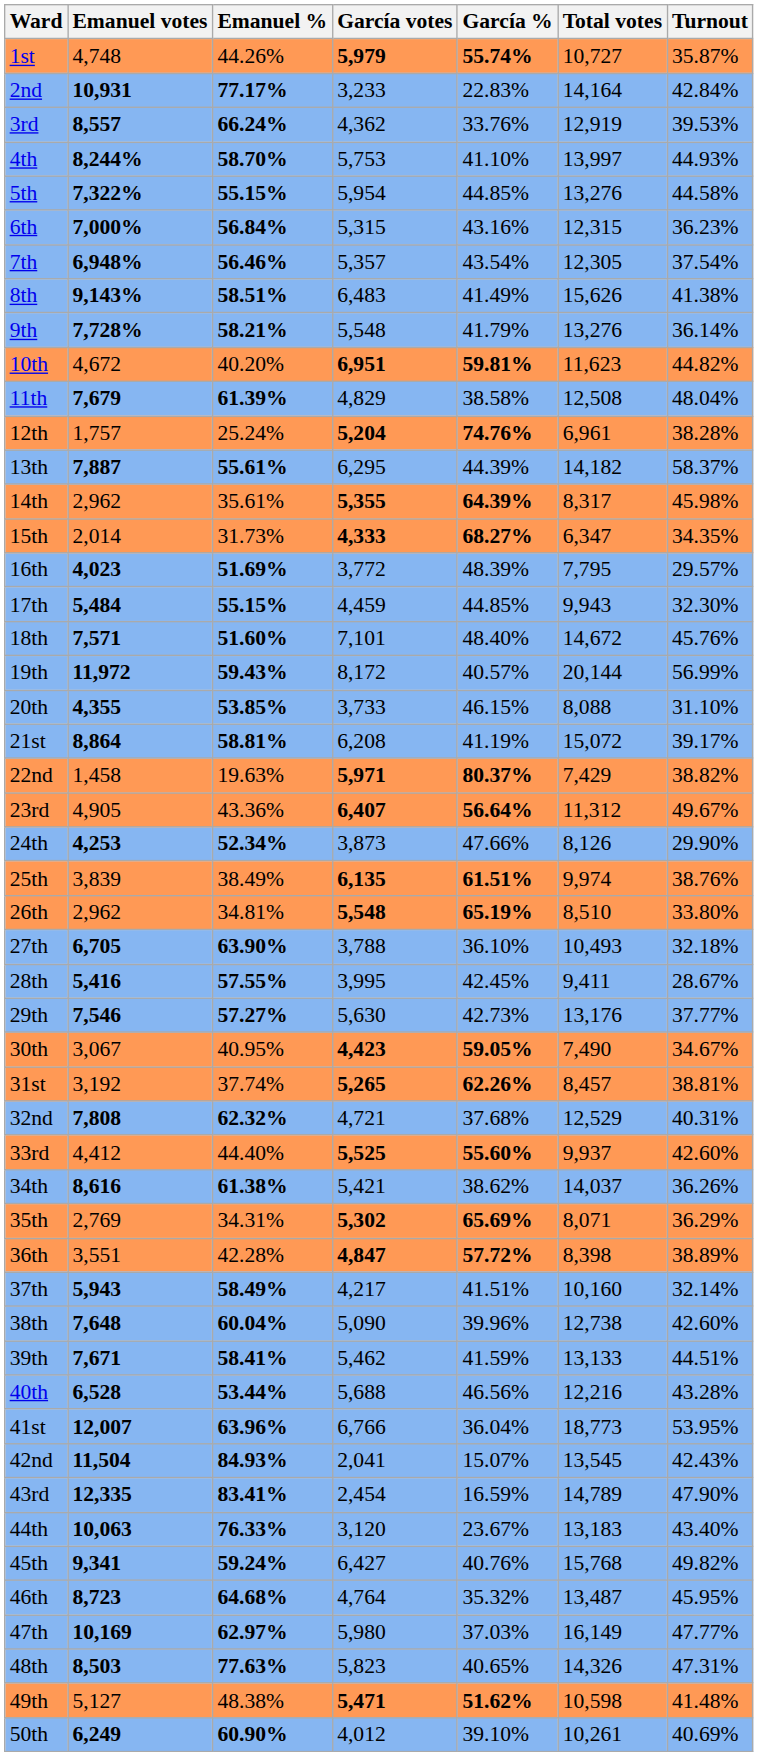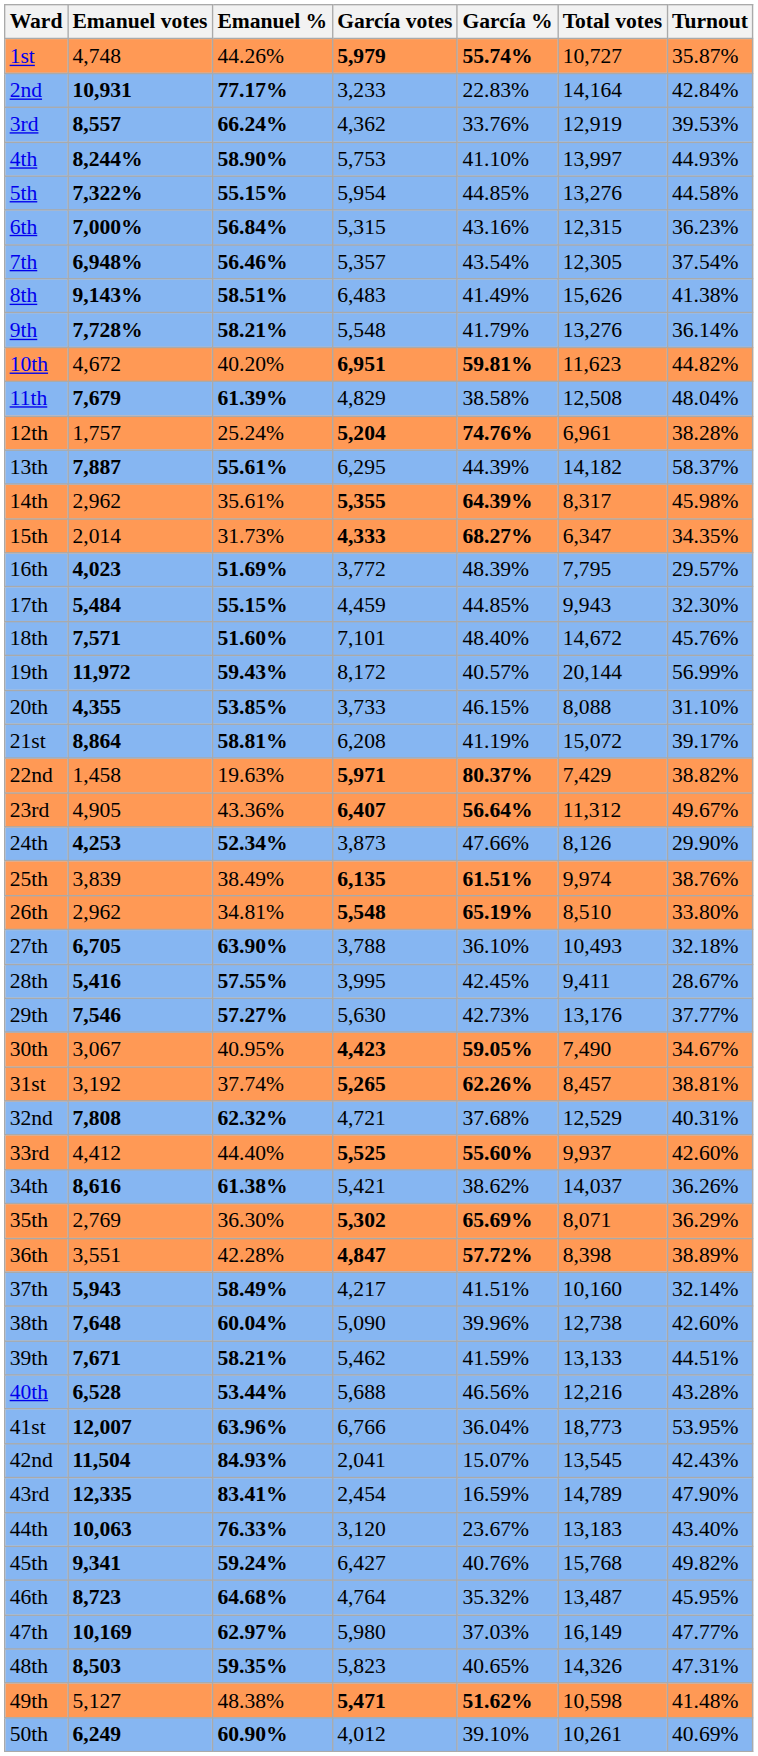(252, 158) 58.70% -> (252, 158) 58.90%
(251, 1220) 34.31% -> (251, 1220) 36.30%
(252, 1357) 58.41% -> (252, 1357) 58.21%
(252, 1665) 77.63% -> (252, 1665) 59.35%
